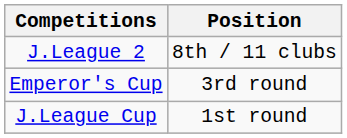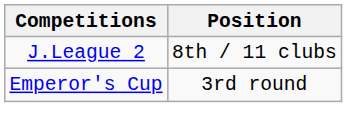- row: (86, 117)
